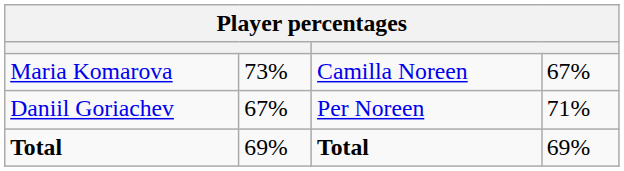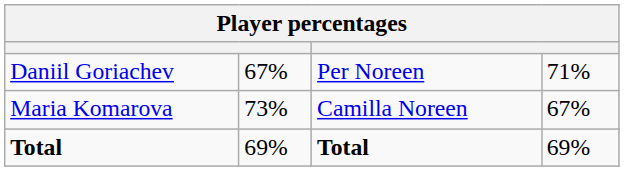rows swapped: (91, 71) <-> (92, 109)
